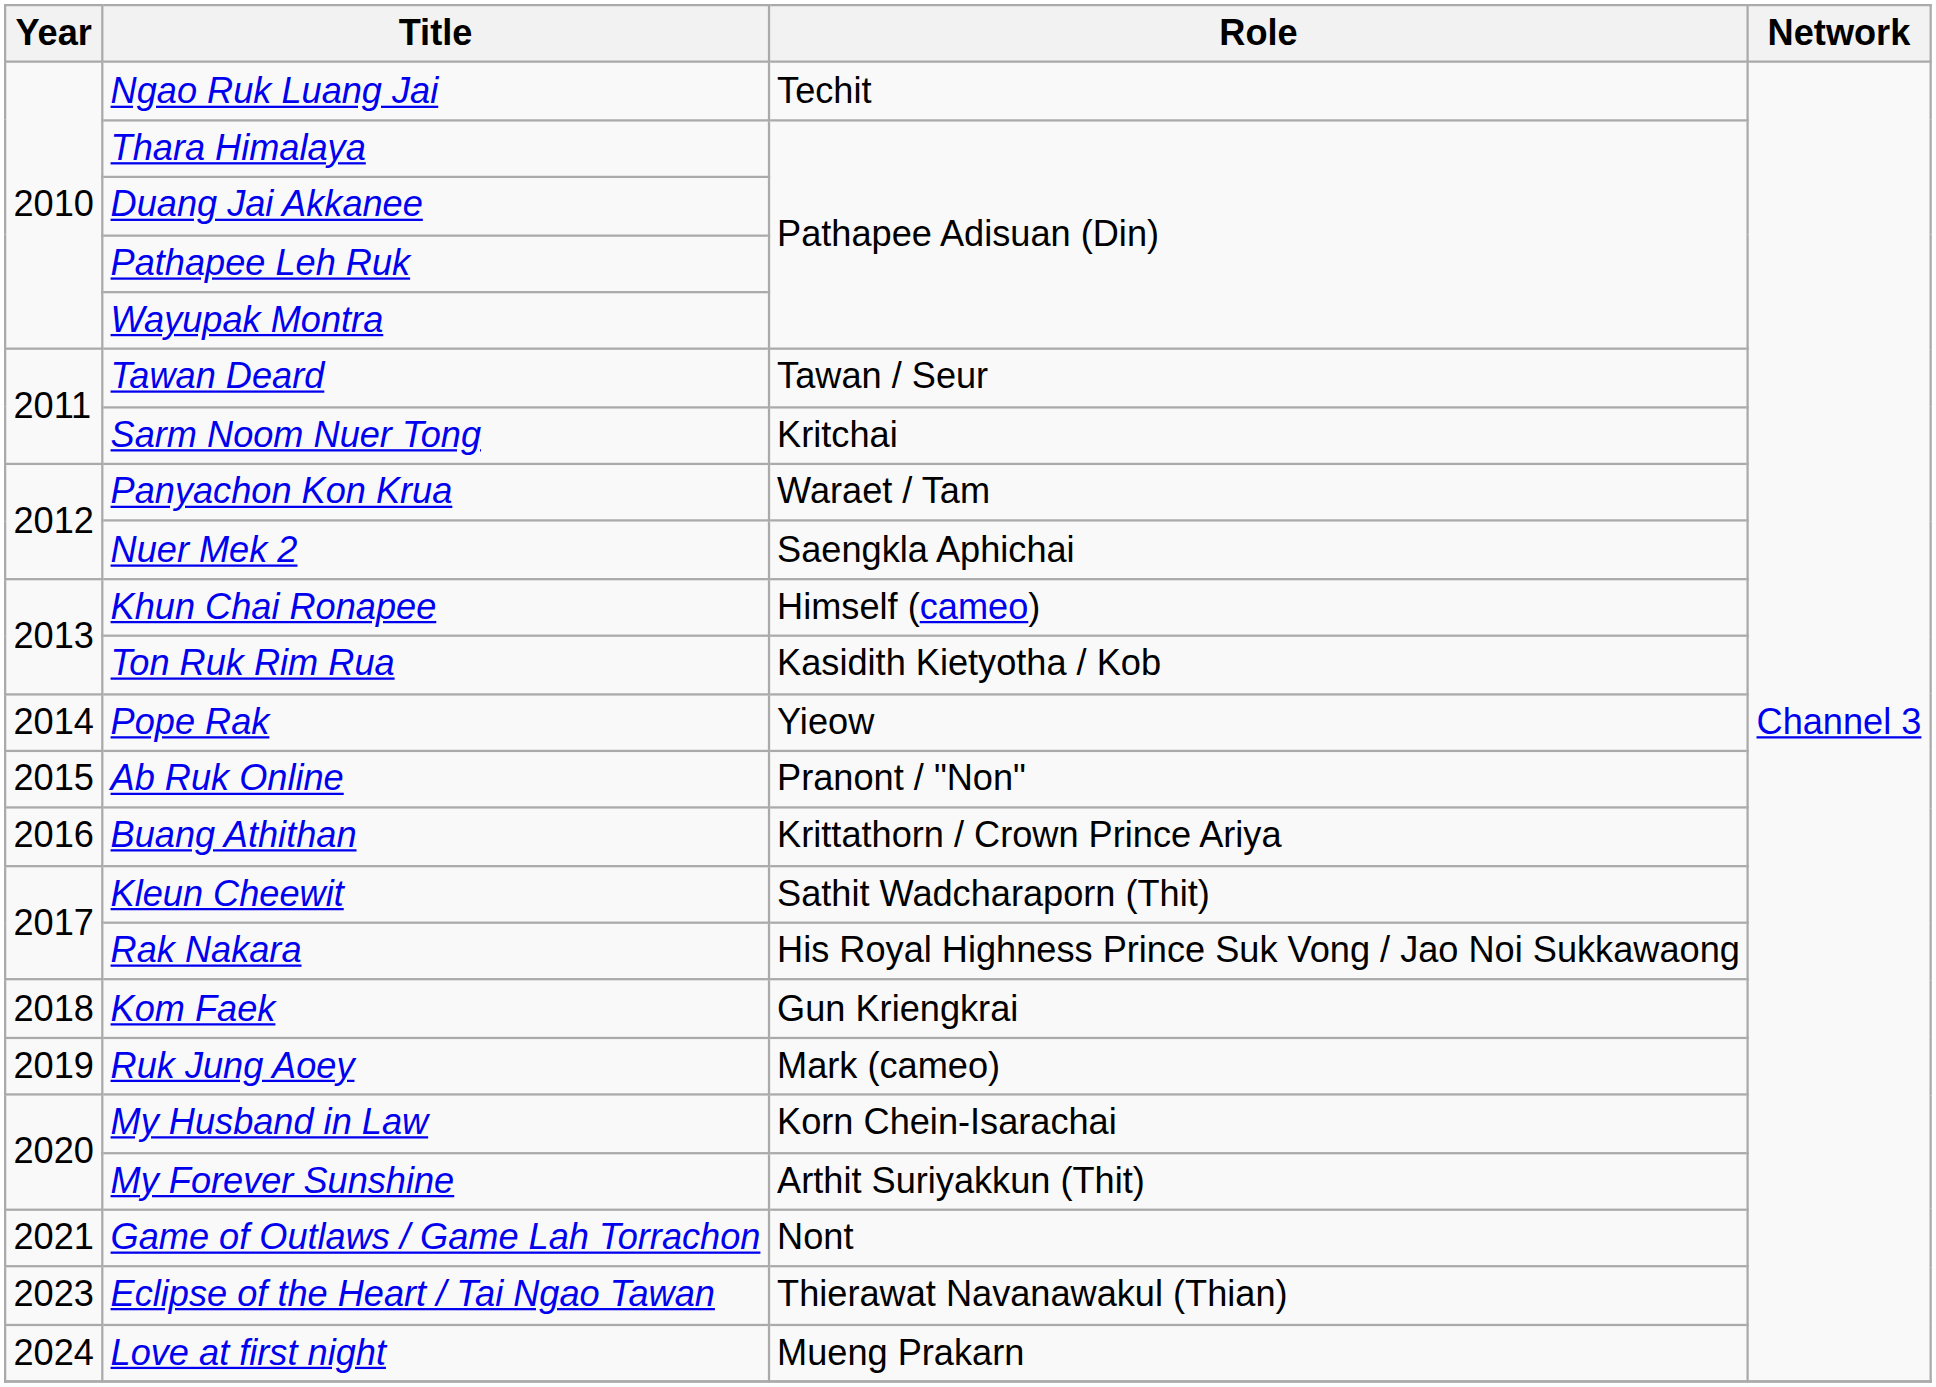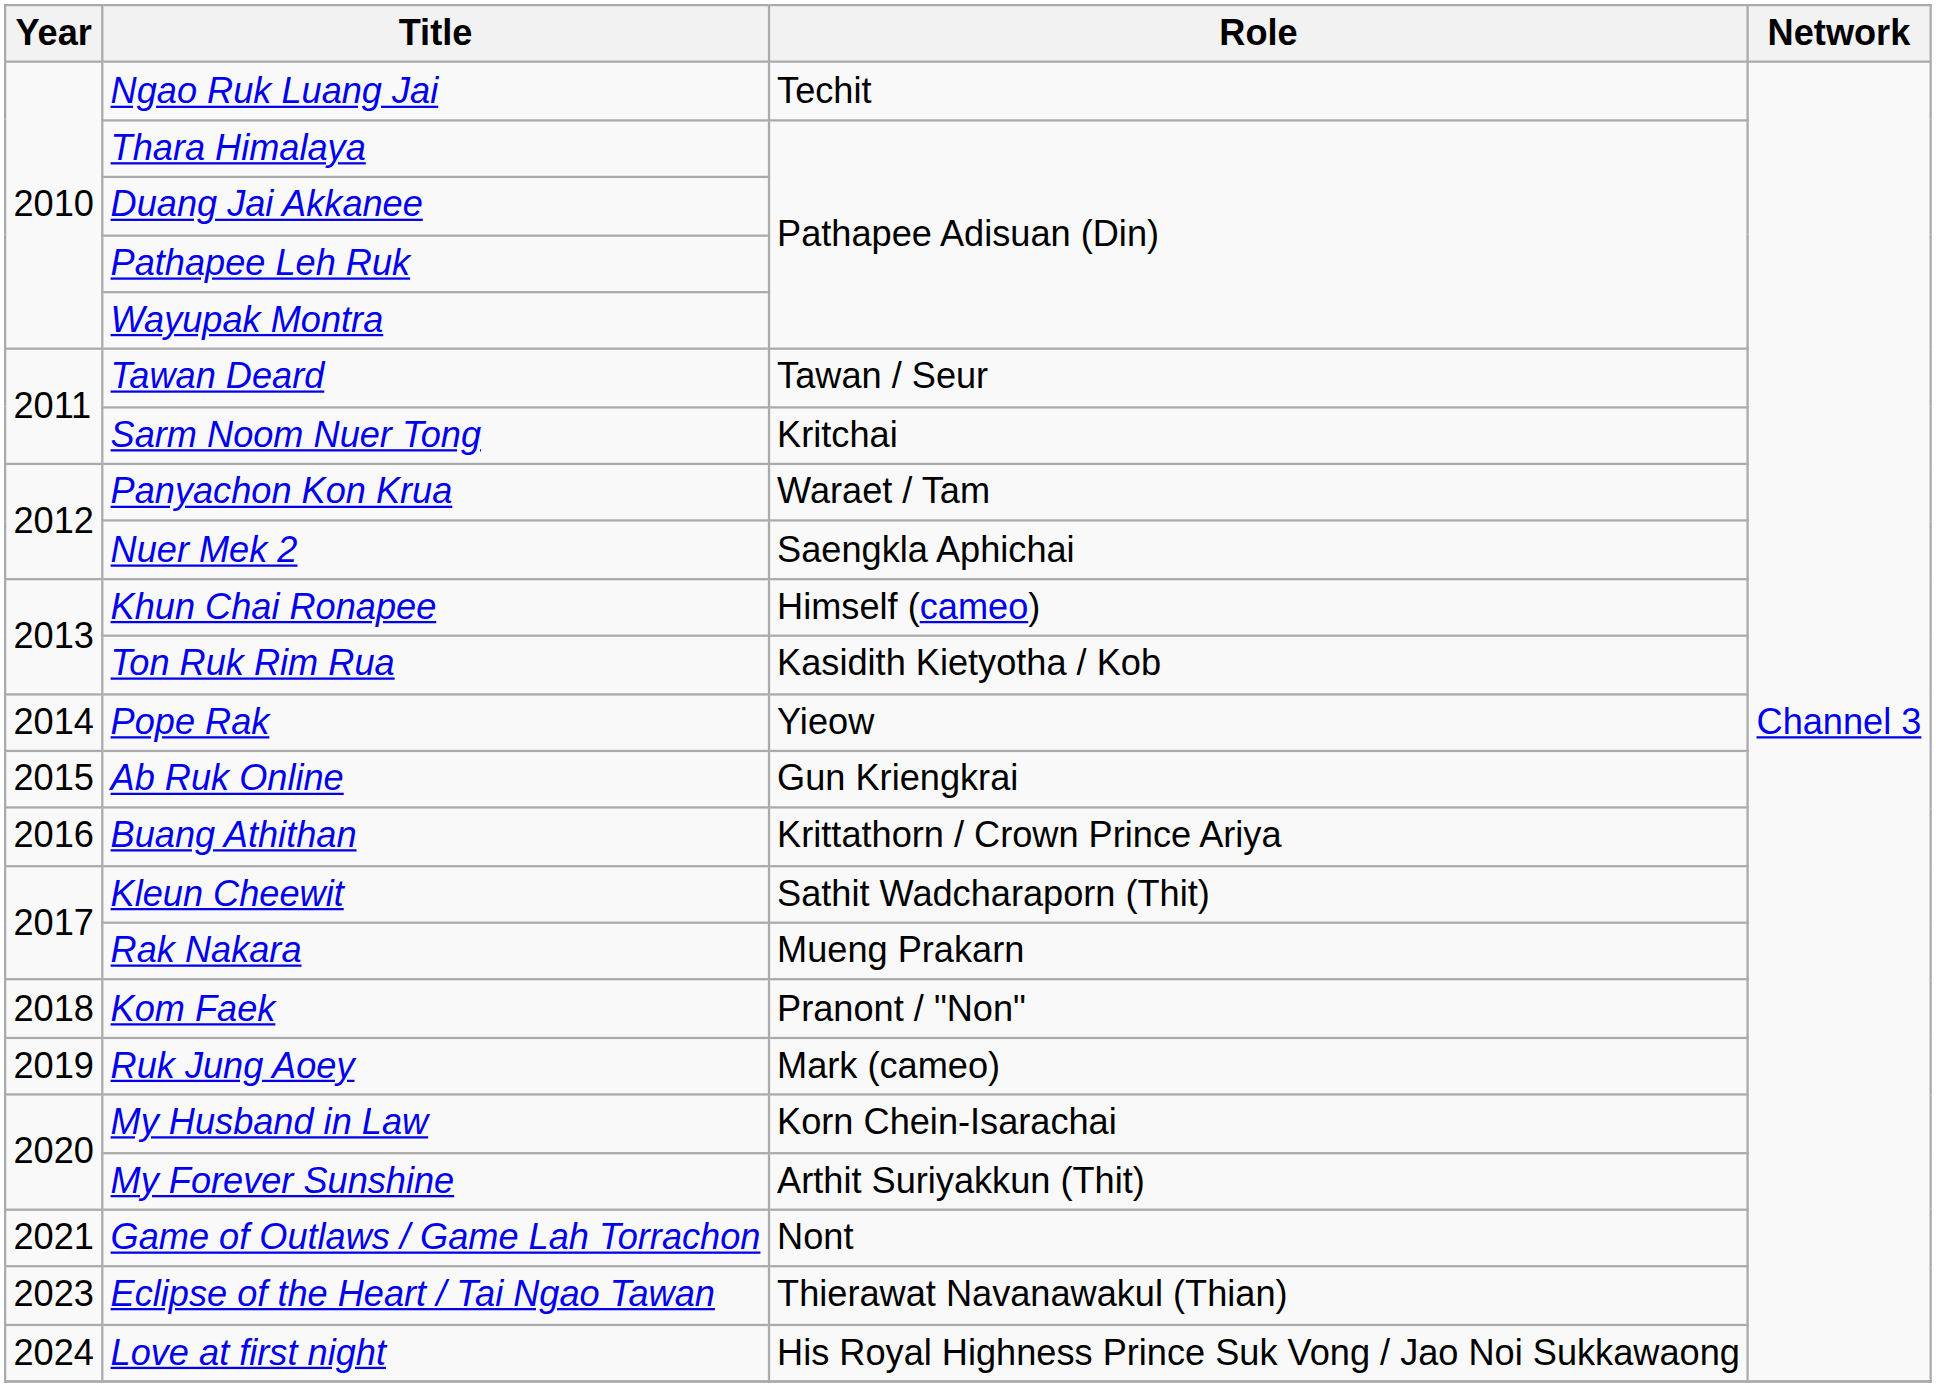(902, 778) Pranont / "Non" -> (898, 778) Gun Kriengkrai
(1258, 950) His Royal Highness Prince Suk Vong / Jao Noi Sukkawaong -> (901, 950) Mueng Prakarn
(898, 1008) Gun Kriengkrai -> (902, 1008) Pranont / "Non"
(901, 1352) Mueng Prakarn -> (1258, 1352) His Royal Highness Prince Suk Vong / Jao Noi Sukkawaong
